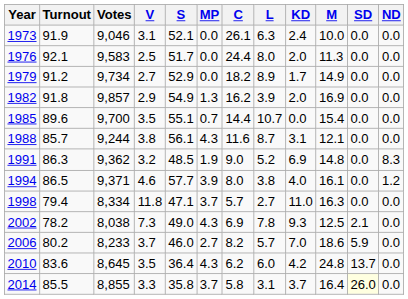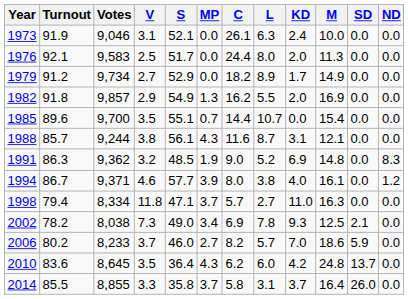(266, 98) 3.9 -> (266, 98) 5.5
(55, 181) 86.5 -> (55, 181) 86.7
(209, 222) 4.3 -> (209, 222) 3.4
(363, 284) lightyellow background -> (363, 284) no background
